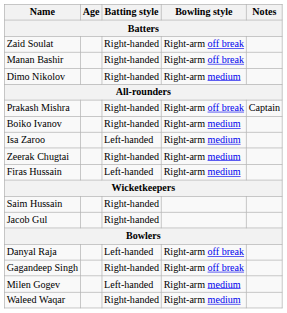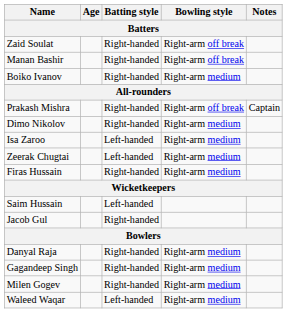rows swapped: (34, 124) <-> (36, 76)
(132, 156) Right-handed -> (129, 156) Left-handed
(129, 172) Left-handed -> (132, 172) Right-handed
(132, 204) Right-handed -> (129, 204) Left-handed
(129, 252) Left-handed -> (132, 252) Right-handed
(204, 252) Right-arm off break -> (202, 252) Right-arm medium
(204, 268) Right-arm off break -> (202, 268) Right-arm medium
(129, 284) Left-handed -> (132, 284) Right-handed
(132, 300) Right-handed -> (129, 300) Left-handed
